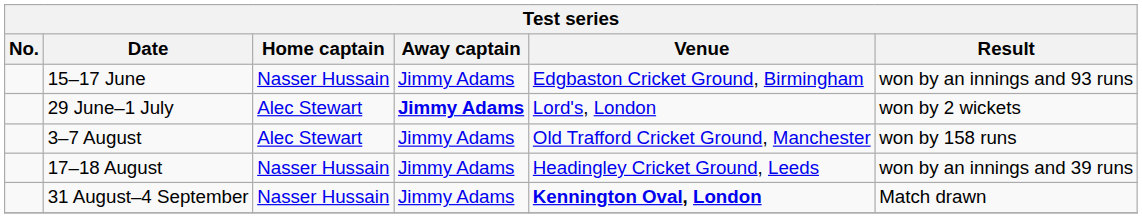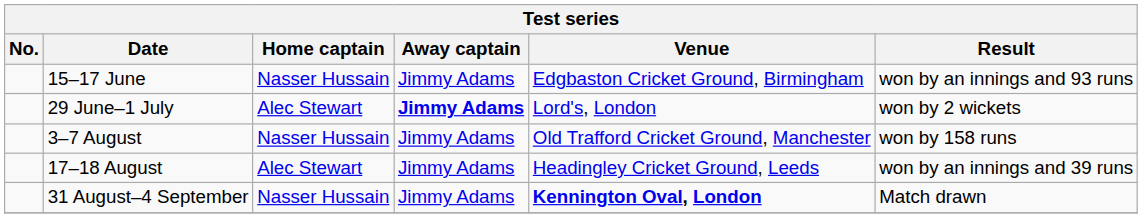(310, 138) Alec Stewart -> (323, 138) Nasser Hussain
(323, 167) Nasser Hussain -> (310, 167) Alec Stewart
